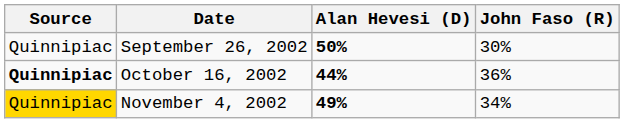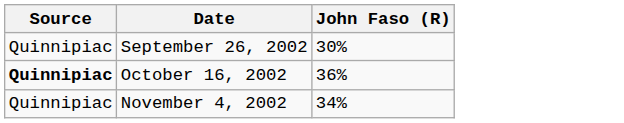- column: (394, 19)
(61, 103) gold background -> (61, 103) no background
